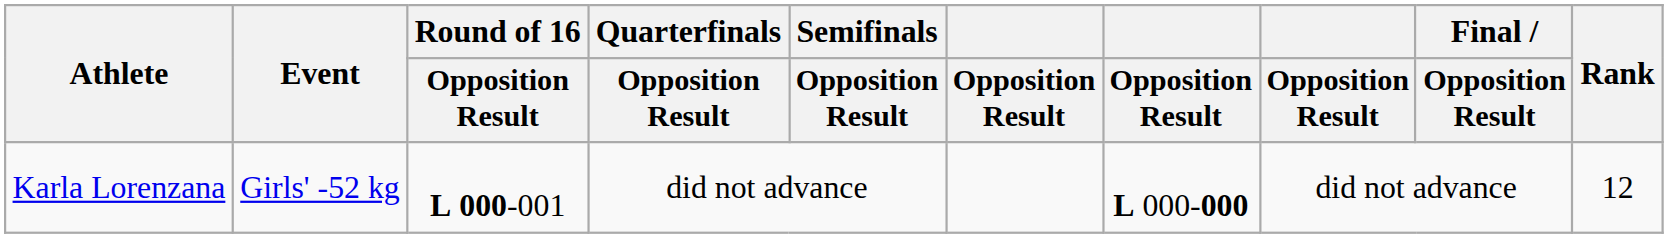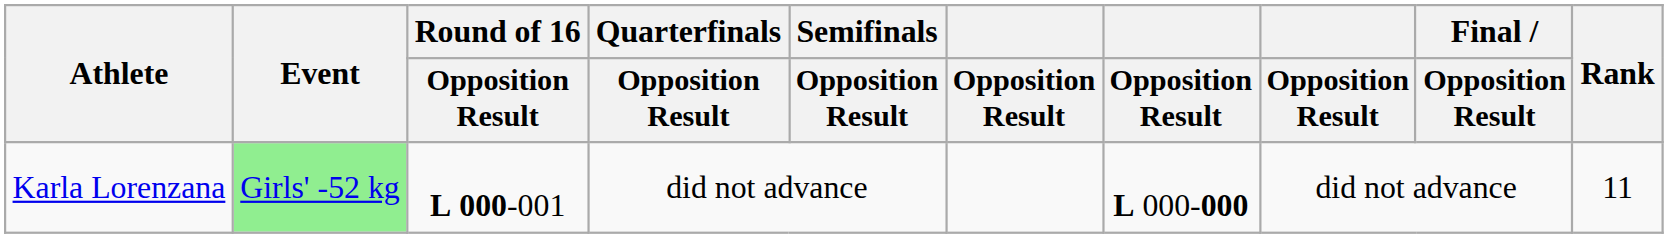(320, 187) no background -> (320, 187) lightgreen background
(1618, 187) 12 -> (1618, 187) 11
